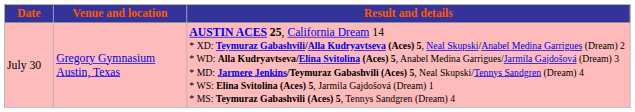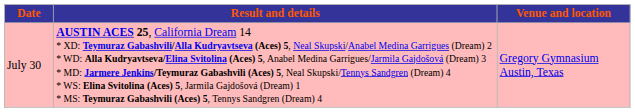columns swapped: (120, 13) <-> (408, 13)
